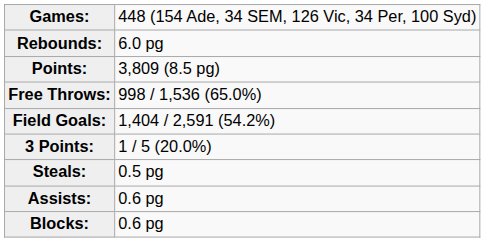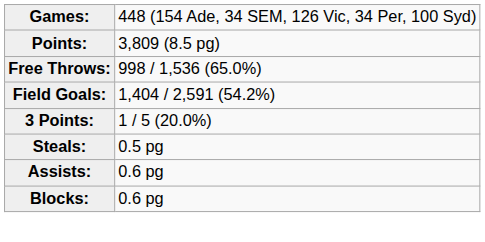- row: (60, 43)
